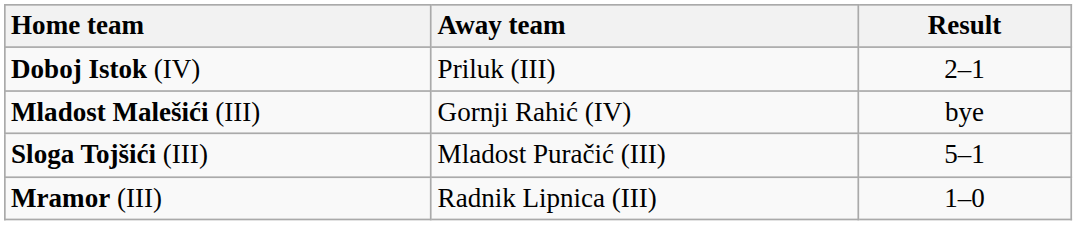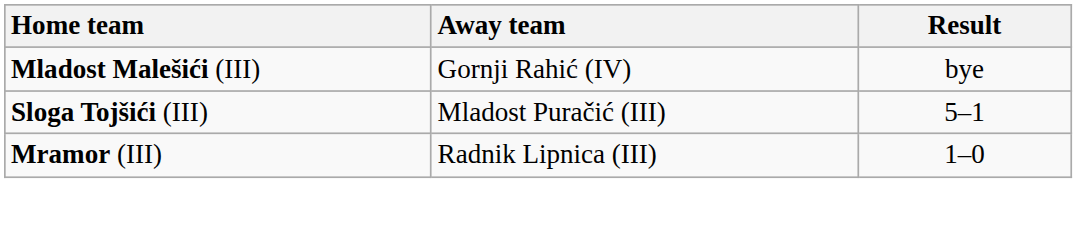- row: (106, 68)
